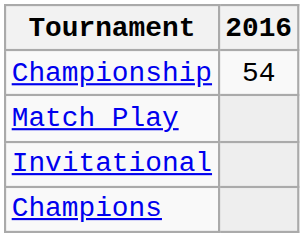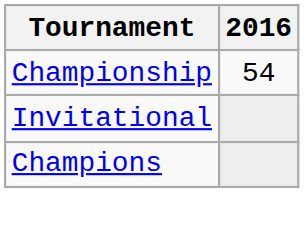- row: (95, 118)
